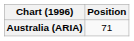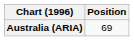(107, 28) 71 -> (107, 28) 69
